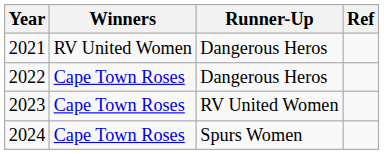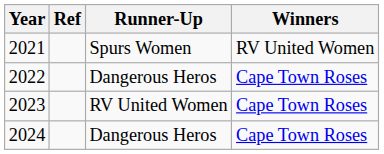columns swapped: (123, 18) <-> (361, 18)
(264, 47) Dangerous Heros -> (140, 47) Spurs Women
(251, 134) Spurs Women -> (153, 134) Dangerous Heros
